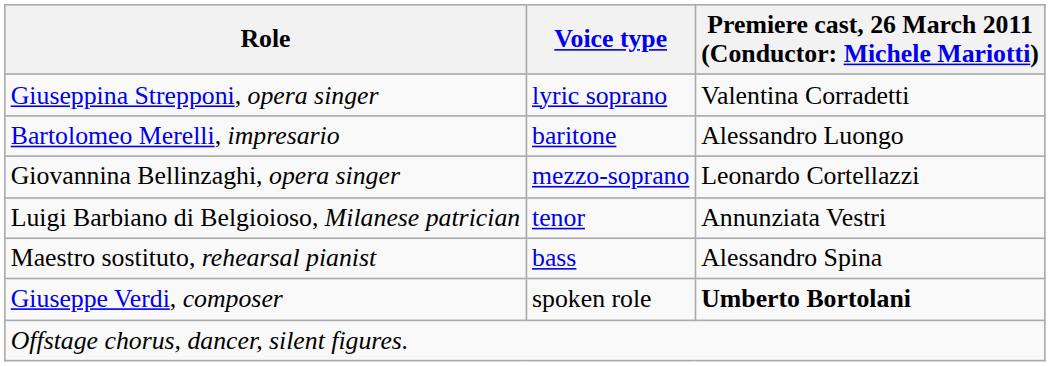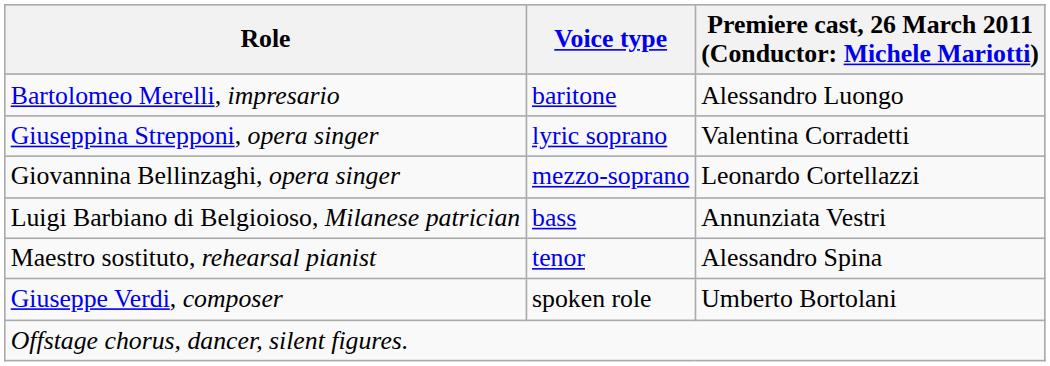rows swapped: (175, 135) <-> (195, 94)
(558, 217) tenor -> (554, 217) bass
(554, 258) bass -> (558, 258) tenor
(806, 299) bold -> (799, 299) normal
